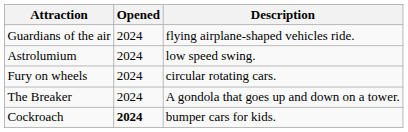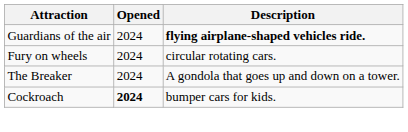(260, 35) normal -> (266, 35) bold
- row: (42, 55)
